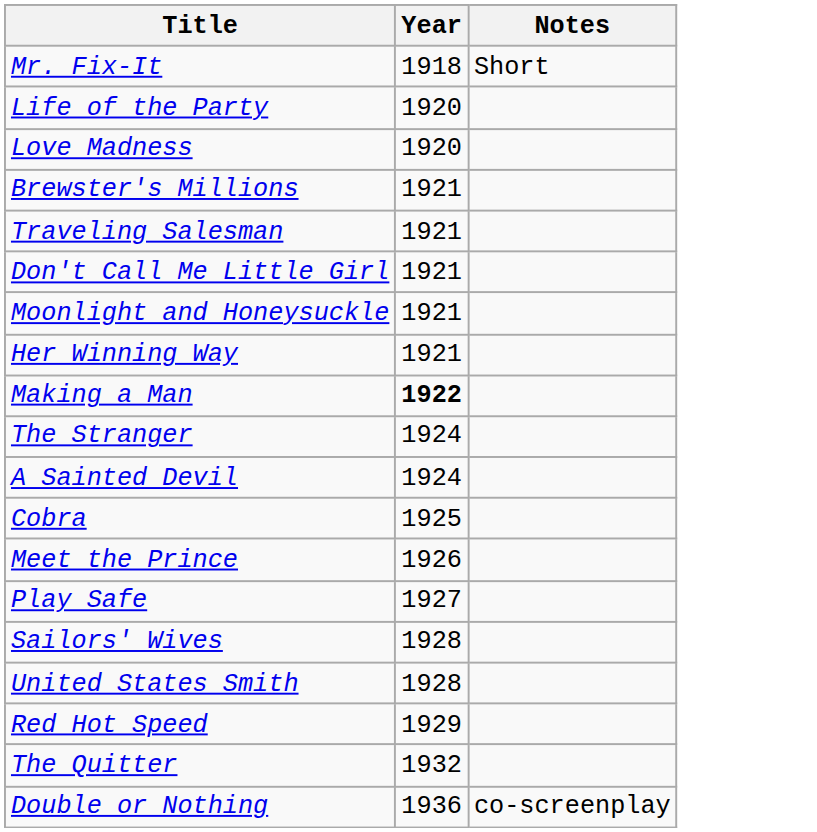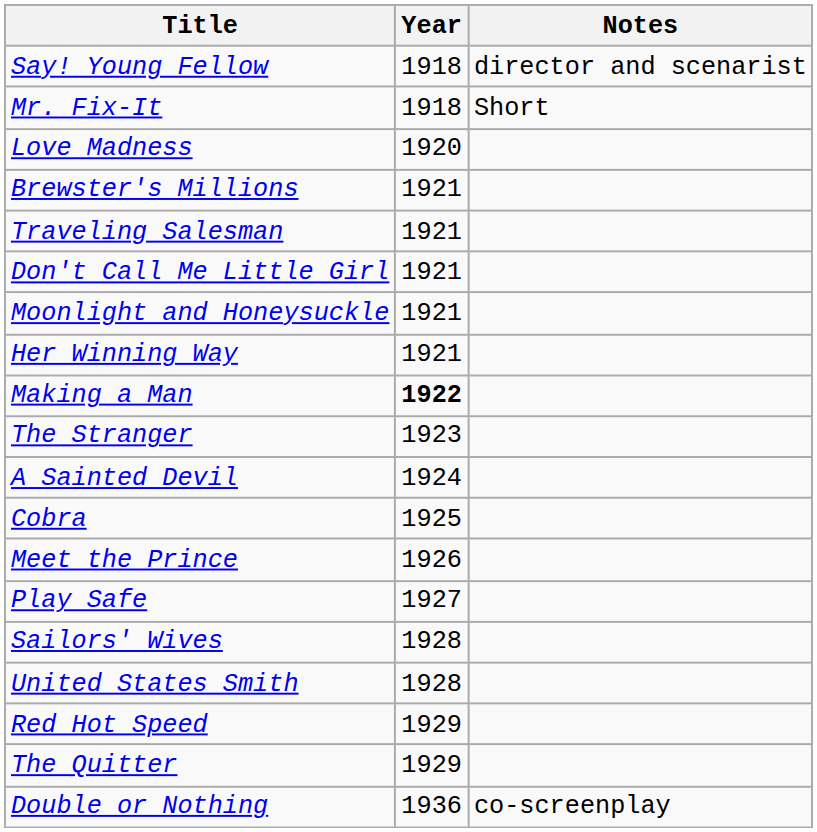+ row: (140, 67)
- row: (140, 108)
(432, 437) 1924 -> (432, 437) 1923
(432, 765) 1932 -> (432, 765) 1929
